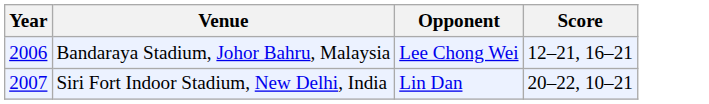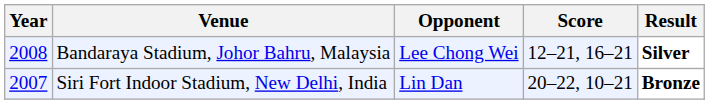+ column: (671, 20)
(28, 52) 2006 -> (28, 52) 2008
